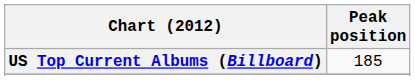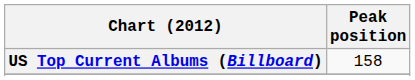(368, 62) 185 -> (368, 62) 158
